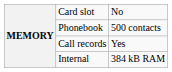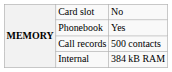(136, 28) 500 contacts -> (118, 28) Yes
(118, 43) Yes -> (136, 43) 500 contacts
